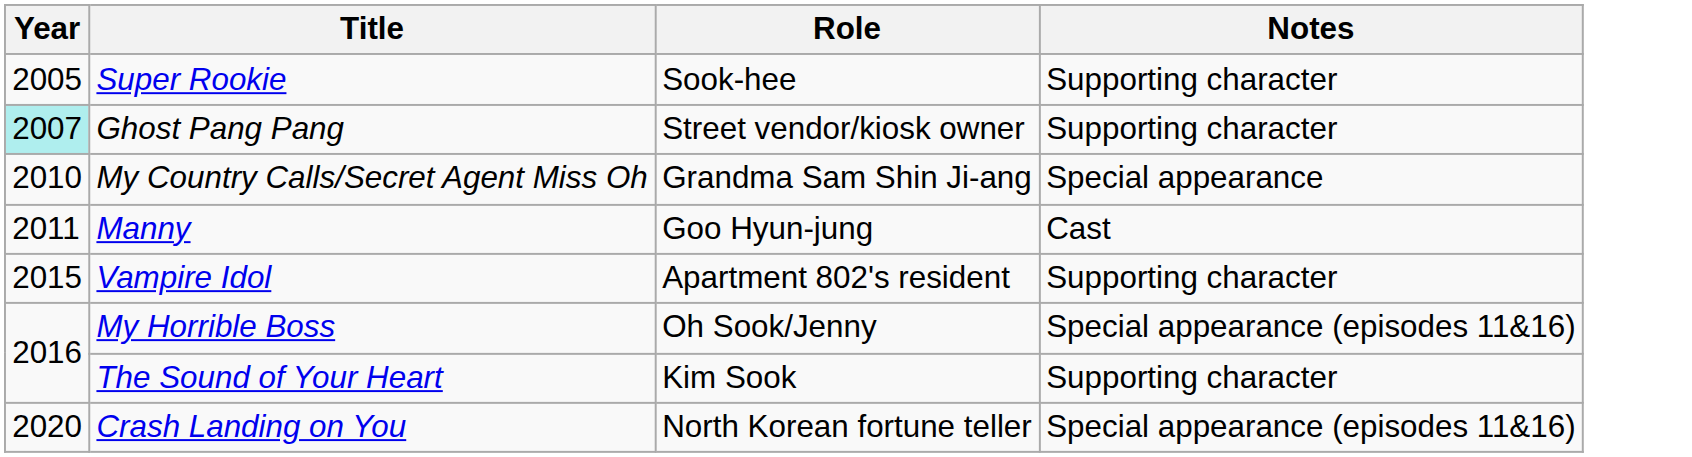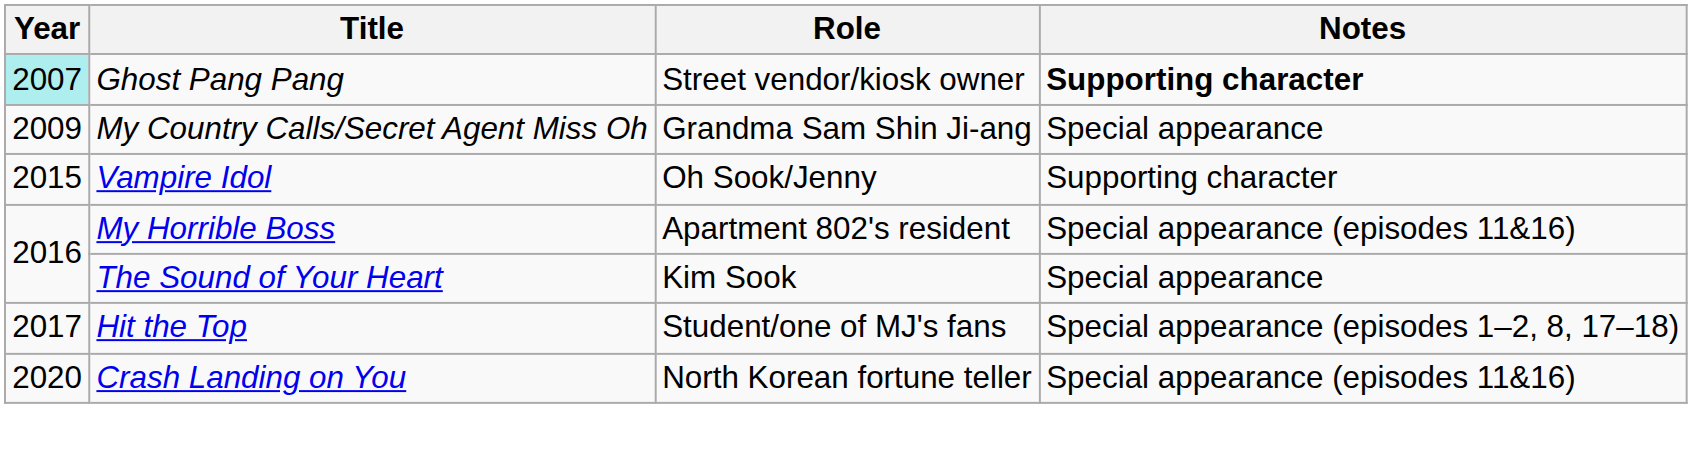- row: (191, 79)
(1192, 128) normal -> (1205, 79) bold
(47, 178) 2010 -> (47, 128) 2009
- row: (143, 228)
(836, 278) Apartment 802's resident -> (769, 178) Oh Sook/Jenny
(769, 327) Oh Sook/Jenny -> (836, 228) Apartment 802's resident
(1192, 377) Supporting character -> (1185, 278) Special appearance
+ row: (172, 327)
